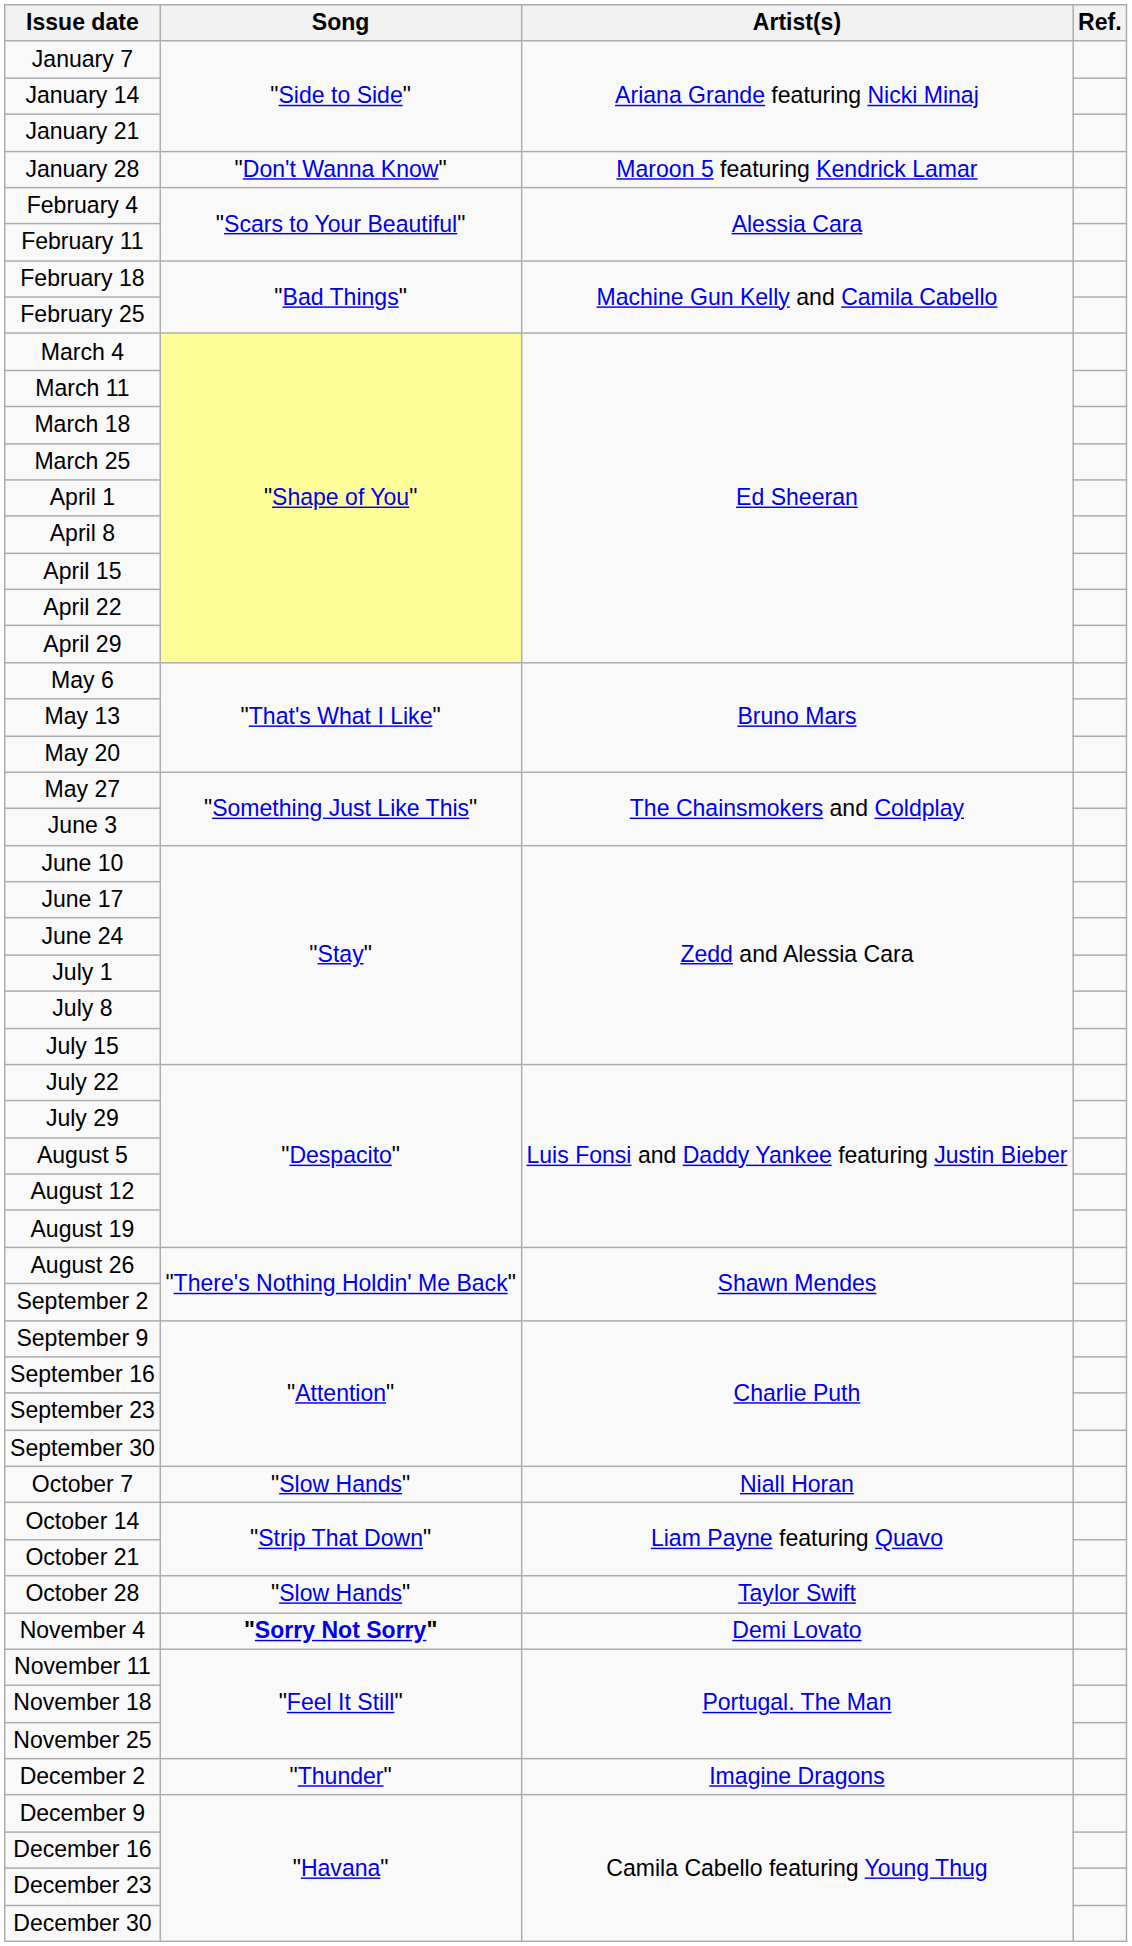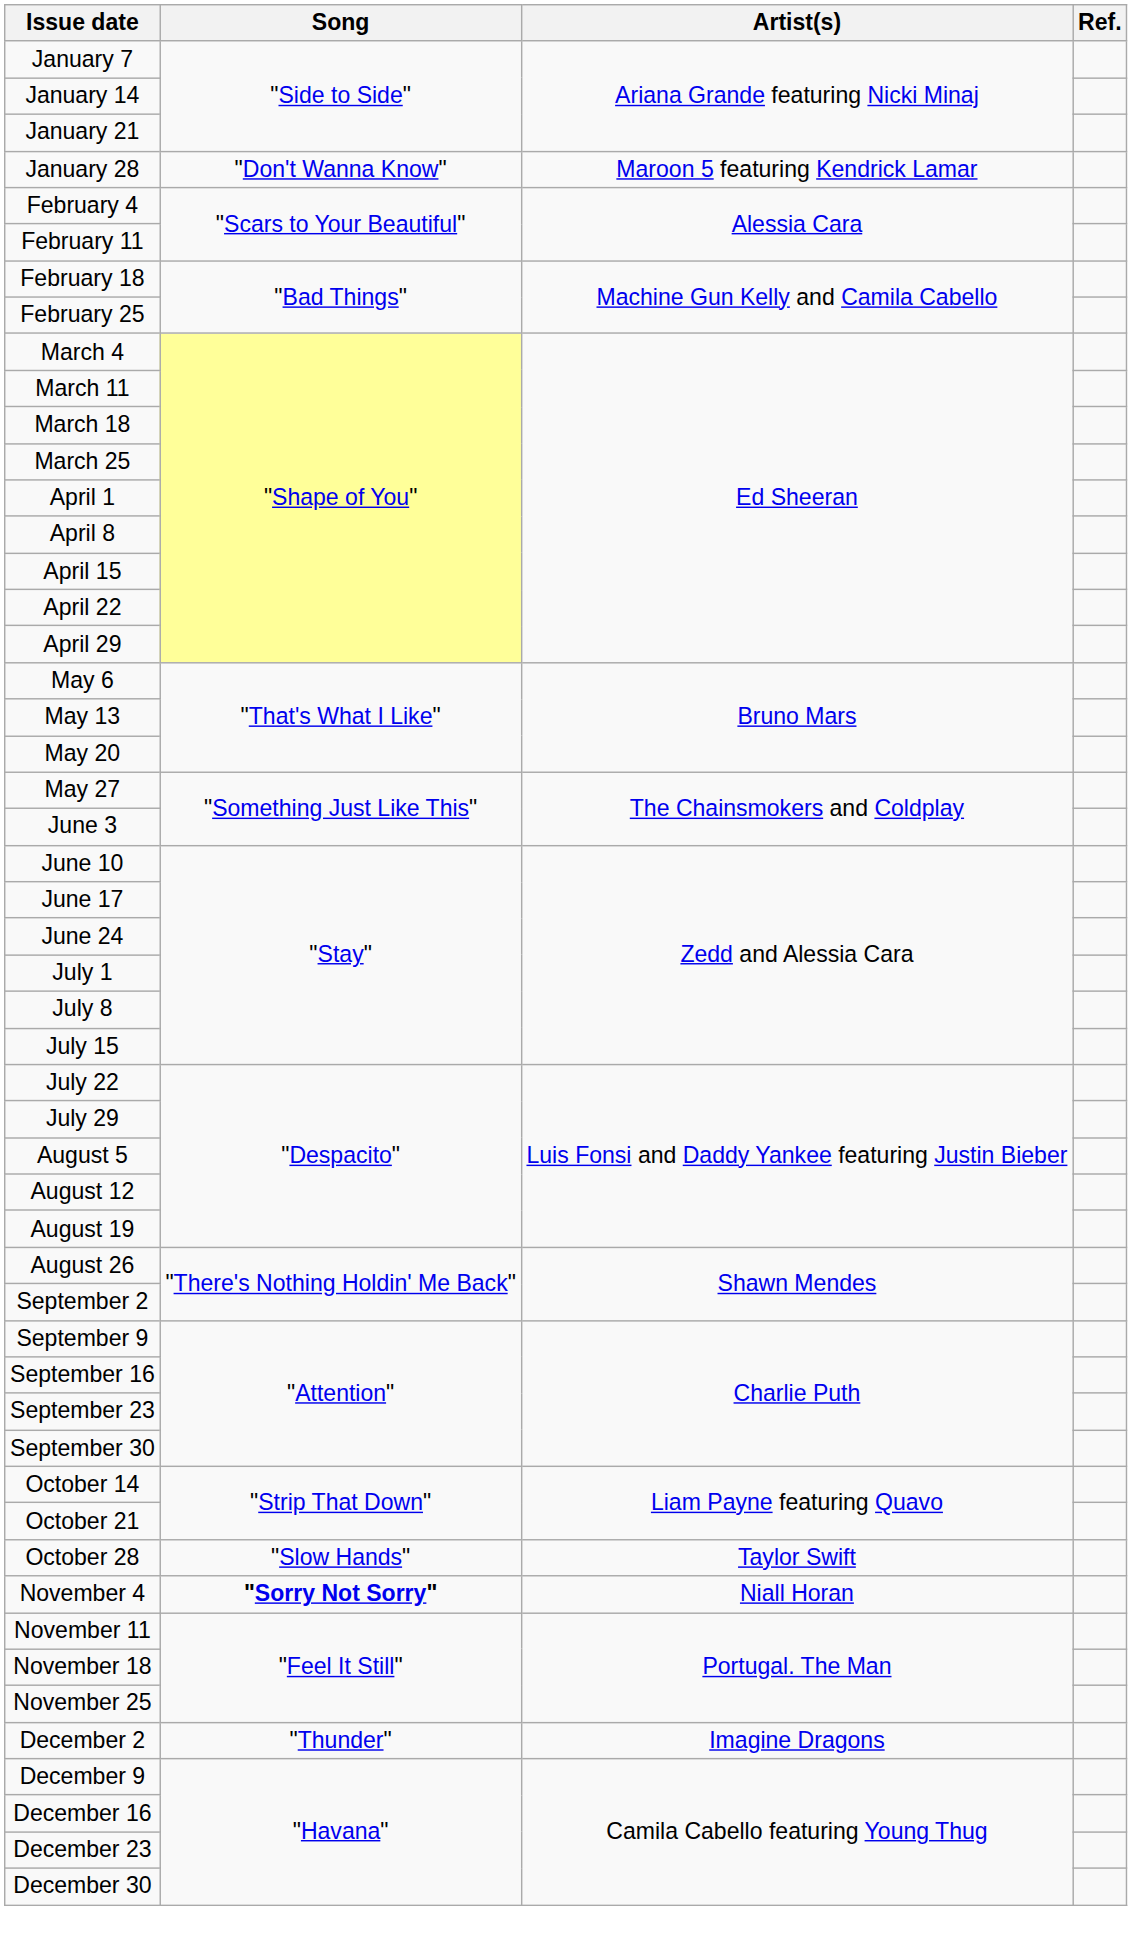- row: (82, 1484)
(797, 1630) Demi Lovato -> (797, 1593) Niall Horan
